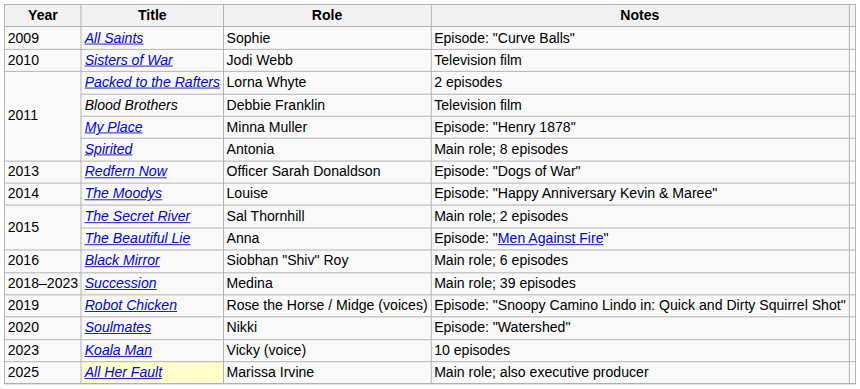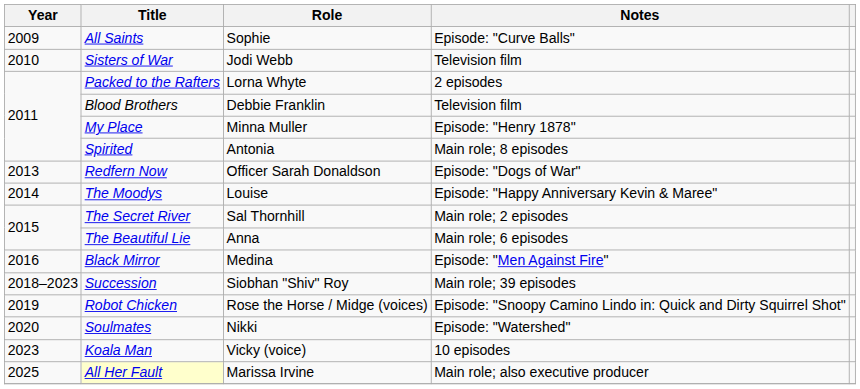(521, 238) Episode: "Men Against Fire" -> (501, 238) Main role; 6 episodes
(288, 261) Siobhan "Shiv" Roy -> (250, 261) Medina
(501, 261) Main role; 6 episodes -> (521, 261) Episode: "Men Against Fire"
(250, 283) Medina -> (288, 283) Siobhan "Shiv" Roy
